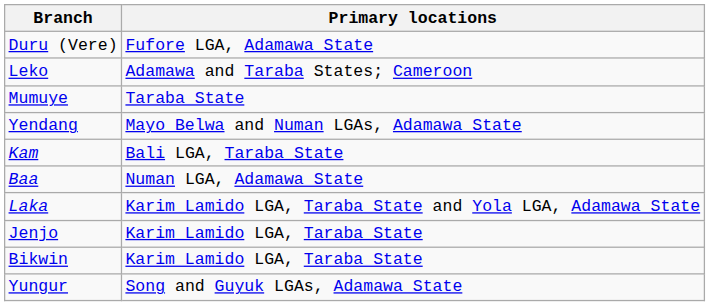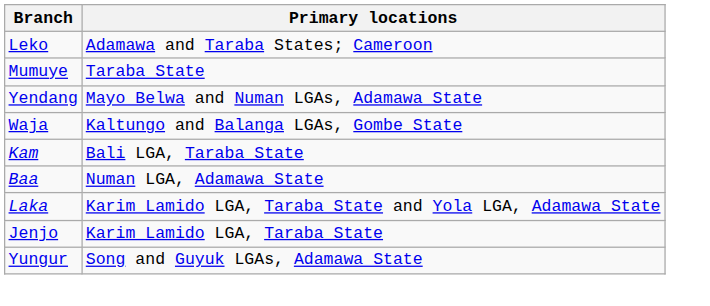- row: (63, 45)
+ row: (28, 126)
- row: (38, 260)
